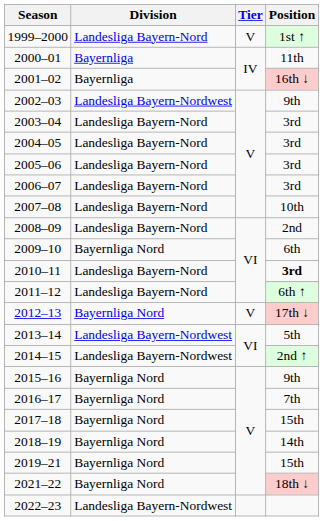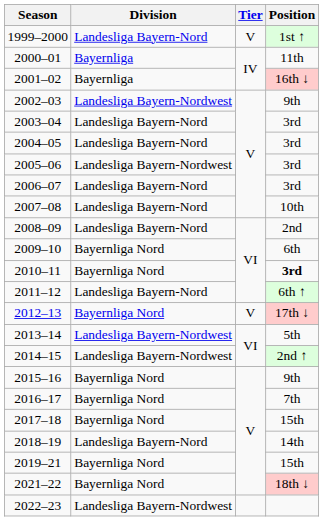(141, 164) Landesliga Bayern-Nord -> (153, 164) Landesliga Bayern-Nordwest
(141, 270) Landesliga Bayern-Nord -> (119, 270) Bayernliga Nord
(119, 441) Bayernliga Nord -> (141, 441) Landesliga Bayern-Nord
